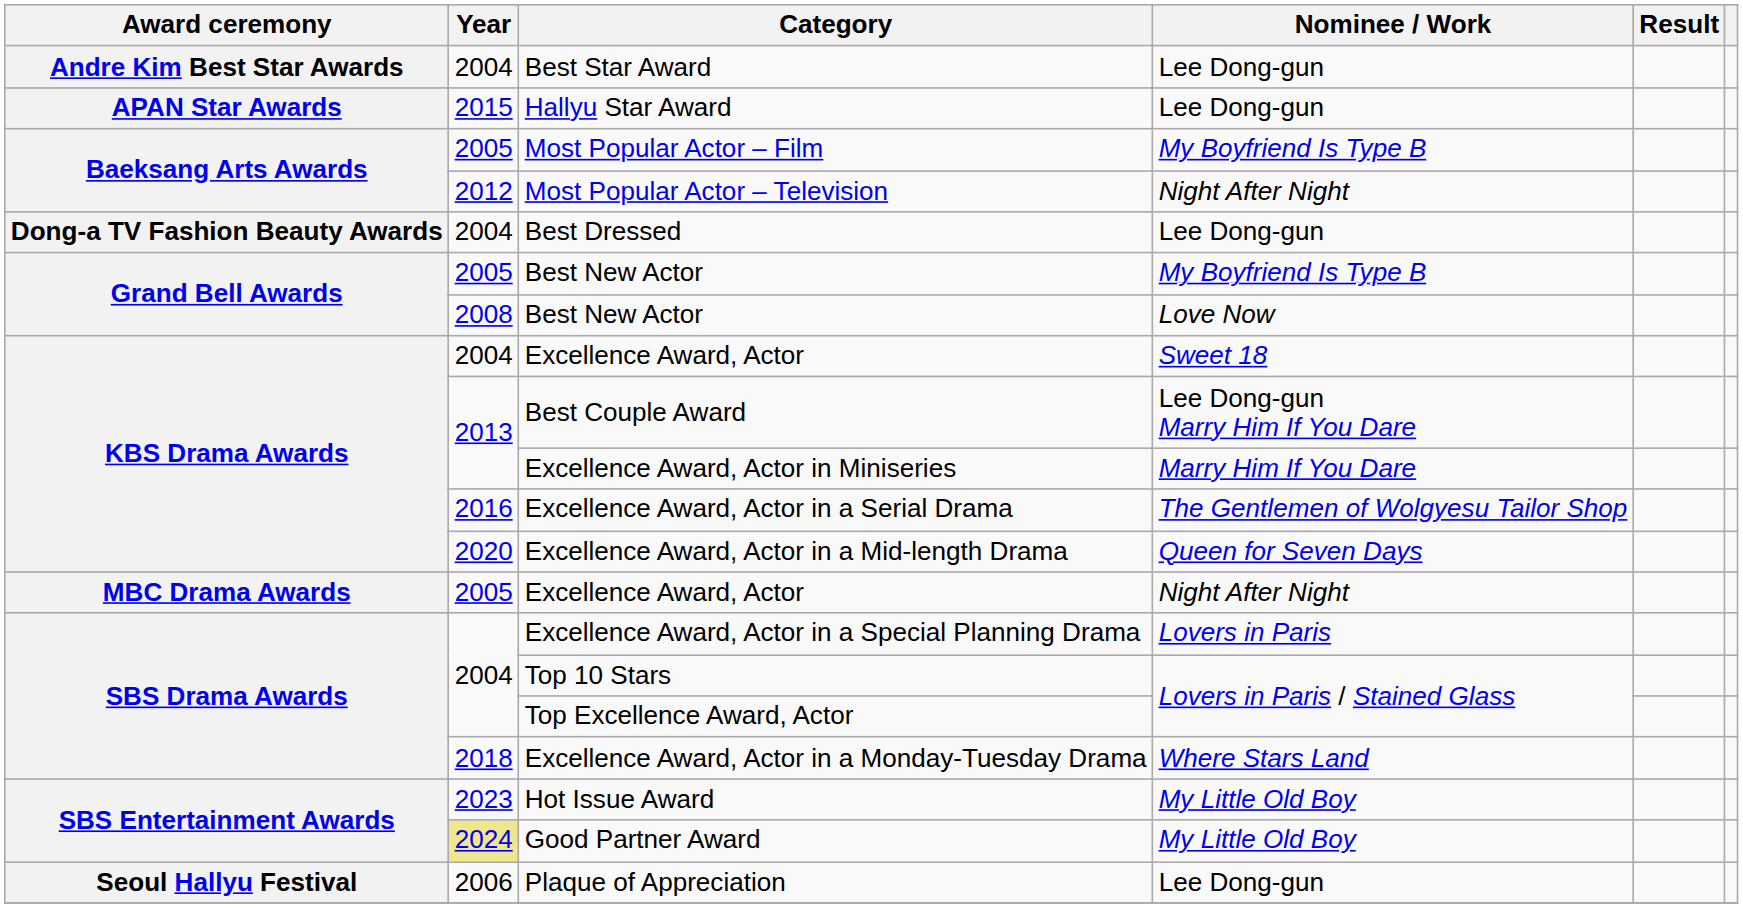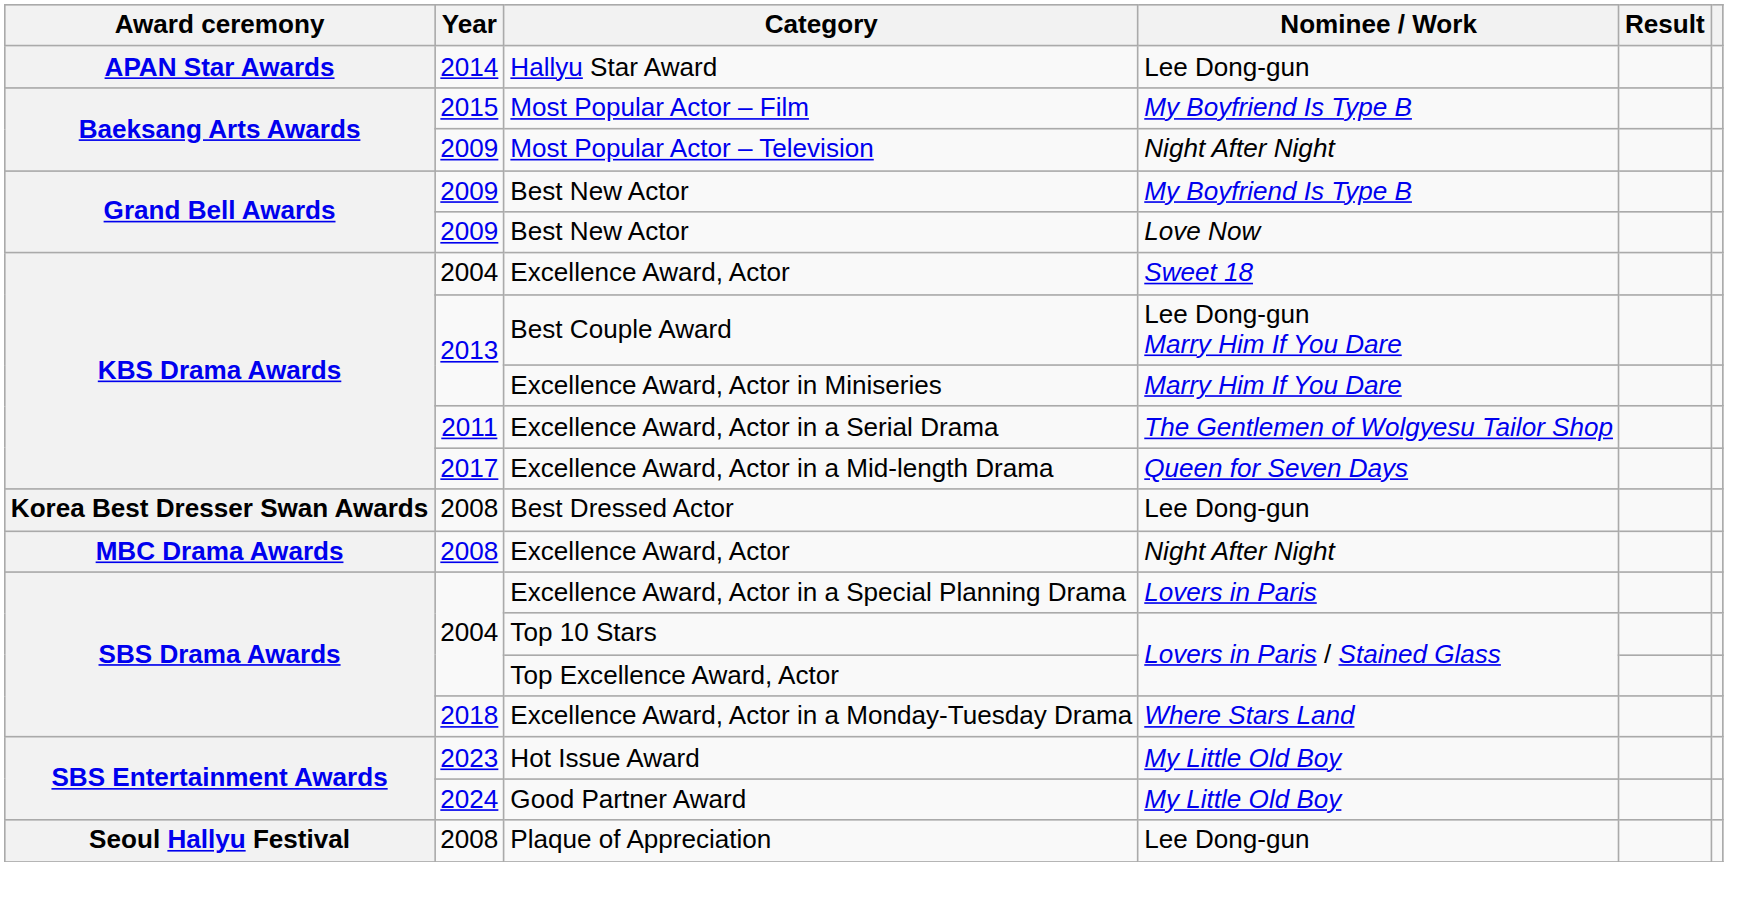- row: (618, 66)
(484, 107) 2015 -> (469, 66) 2014
(484, 149) 2005 -> (469, 107) 2015
(484, 190) 2012 -> (469, 149) 2009
- row: (603, 231)
(484, 273) 2005 -> (469, 190) 2009
(484, 314) 2008 -> (469, 231) 2009
(484, 509) 2016 -> (469, 426) 2011
(484, 550) 2020 -> (469, 468) 2017
+ row: (622, 509)
(484, 592) 2005 -> (469, 550) 2008
(484, 840) khaki background -> (469, 799) no background
(484, 881) 2006 -> (469, 840) 2008
